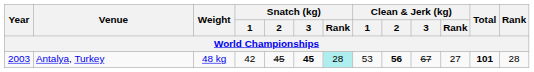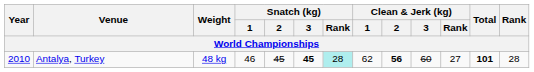(19, 59) 2003 -> (19, 59) 2010
(250, 59) 42 -> (250, 59) 46
(367, 59) 53 -> (367, 59) 62
(426, 59) 67 -> (426, 59) 60
